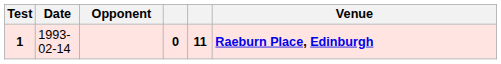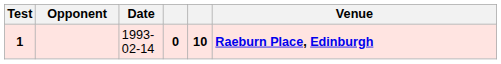columns swapped: (57, 14) <-> (121, 14)
(200, 41) 11 -> (200, 41) 10
